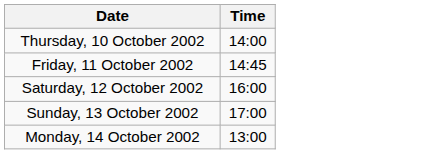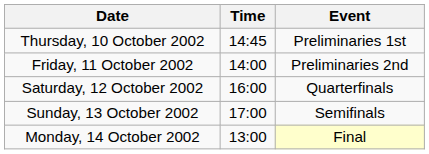+ column: (350, 16)
(248, 40) 14:00 -> (248, 40) 14:45
(248, 64) 14:45 -> (248, 64) 14:00
